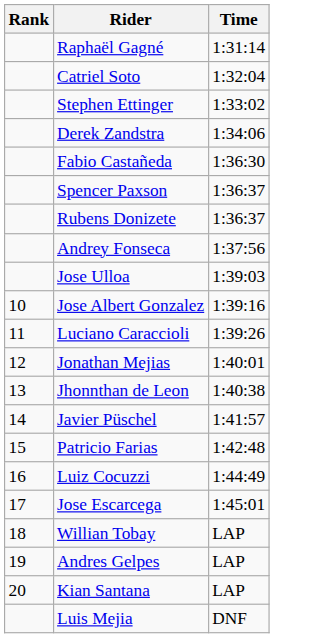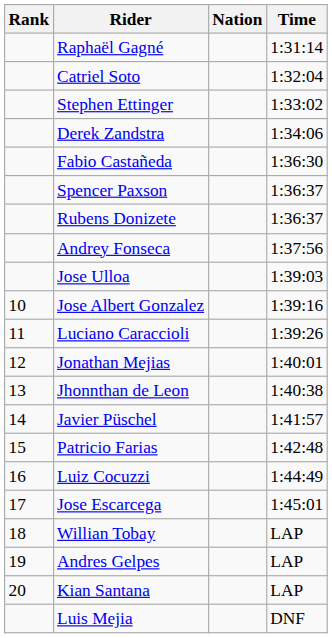+ column: (237, 18)
